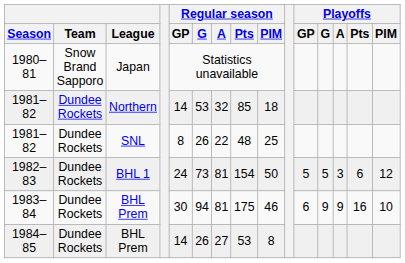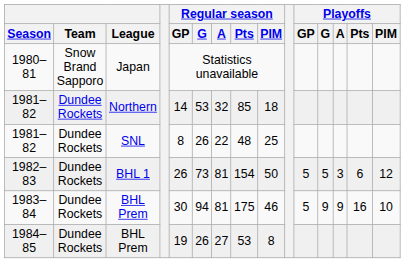(181, 174) 24 -> (181, 174) 26
(306, 207) 6 -> (306, 207) 5
(181, 241) 14 -> (181, 241) 19
